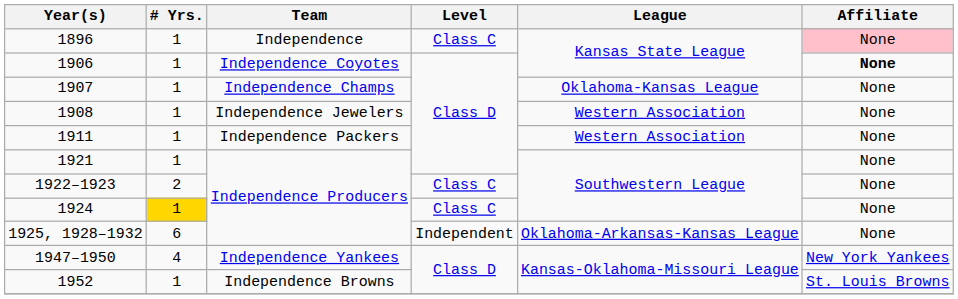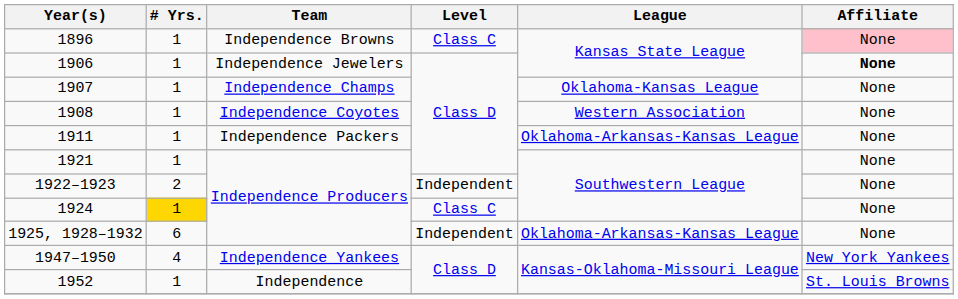(309, 41) Independence -> (309, 41) Independence Browns
(309, 65) Independence Coyotes -> (309, 65) Independence Jewelers
(309, 114) Independence Jewelers -> (309, 114) Independence Coyotes
(660, 138) Western Association -> (660, 138) Oklahoma-Arkansas-Kansas League
(464, 186) Class C -> (464, 186) Independent
(309, 282) Independence Browns -> (309, 282) Independence
